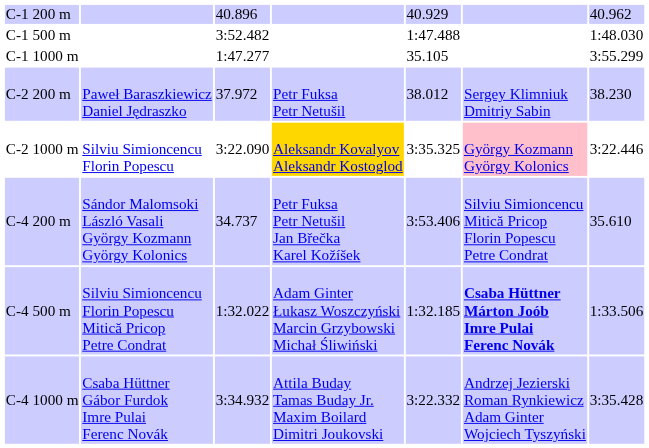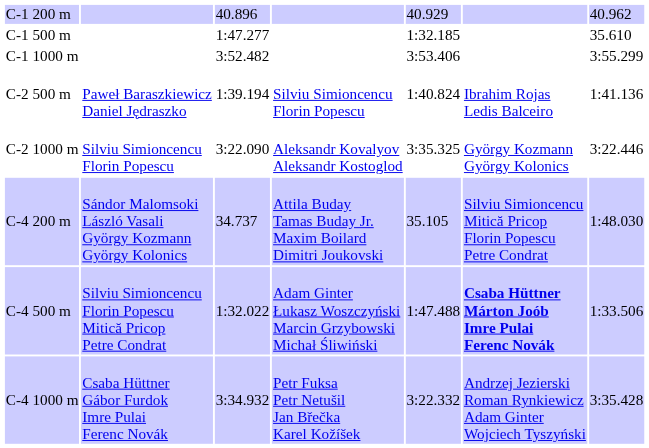(242, 35) 3:52.482 -> (242, 35) 1:47.277
(433, 35) 1:47.488 -> (433, 35) 1:32.185
(617, 35) 1:48.030 -> (611, 35) 35.610
(242, 56) 1:47.277 -> (242, 56) 3:52.482
(427, 56) 35.105 -> (433, 56) 3:53.406
- row: (38, 94)
+ row: (38, 94)
(338, 157) gold background -> (338, 157) no background
(518, 157) pink background -> (518, 157) no background
(317, 230) Petr Fuksa Petr Netušil Jan Břečka Karel Kožíšek -> (328, 230) Attila Buday Tamas Buday Jr. Maxim Boilard Dimitri Joukovski
(433, 221) 3:53.406 -> (427, 221) 35.105
(611, 221) 35.610 -> (617, 221) 1:48.030
(433, 310) 1:32.185 -> (433, 310) 1:47.488
(328, 408) Attila Buday Tamas Buday Jr. Maxim Boilard Dimitri Joukovski -> (317, 408) Petr Fuksa Petr Netušil Jan Břečka Karel Kožíšek
